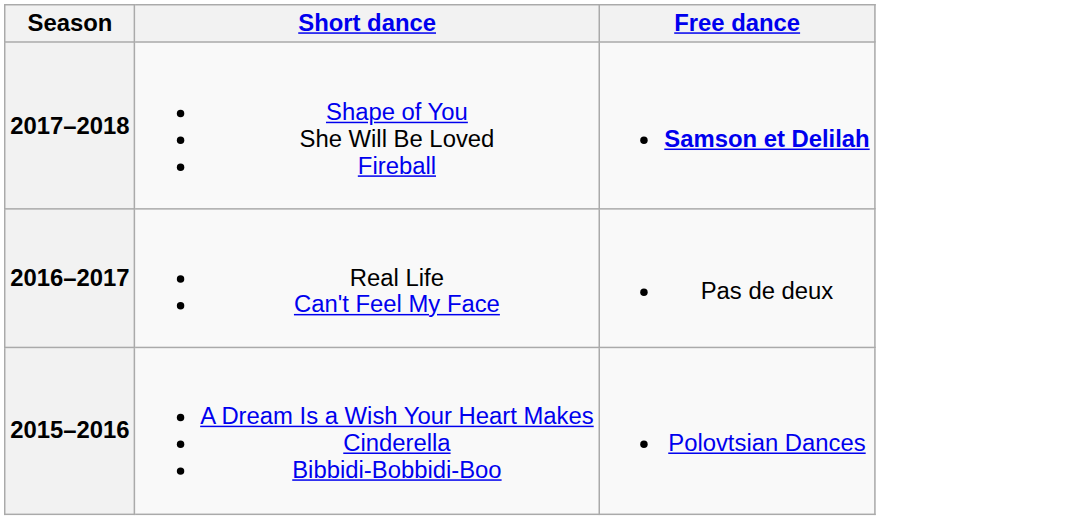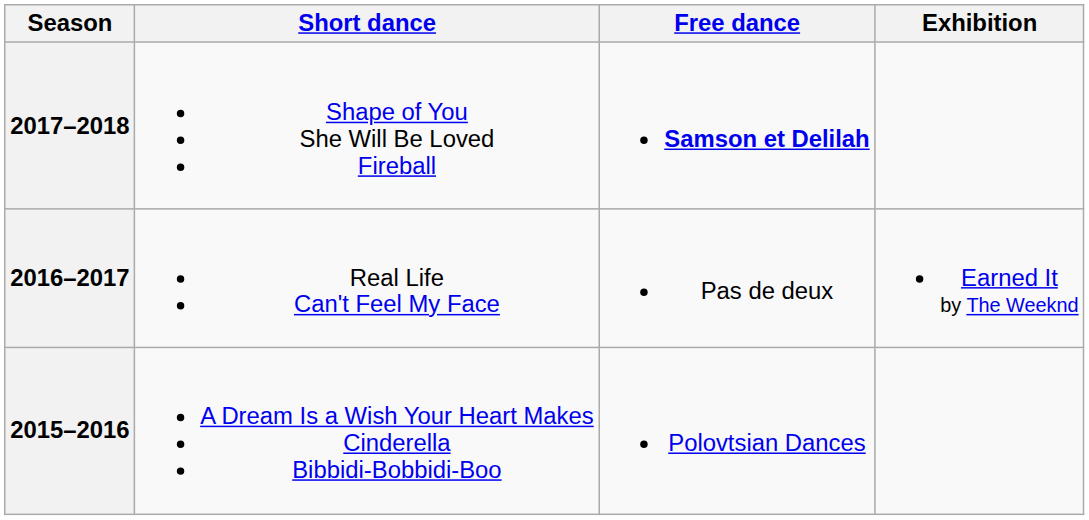+ column: (980, 23)
